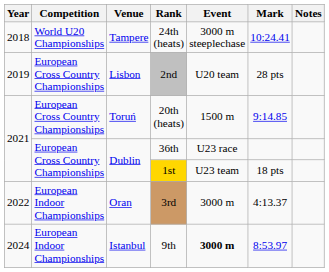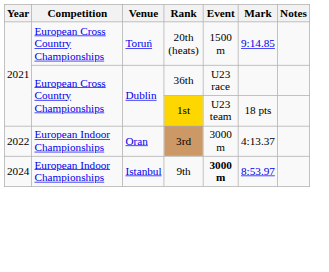- row: (169, 37)
- row: (169, 74)
